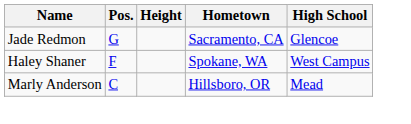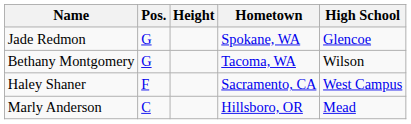(236, 38) Sacramento, CA -> (261, 38) Spokane, WA
+ row: (71, 61)
(228, 61) Spokane, WA -> (269, 84) Sacramento, CA
